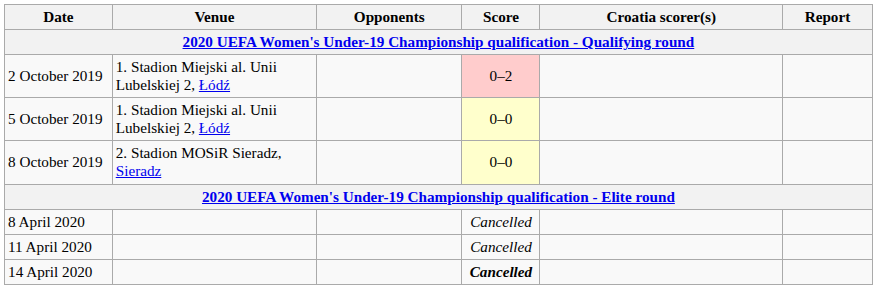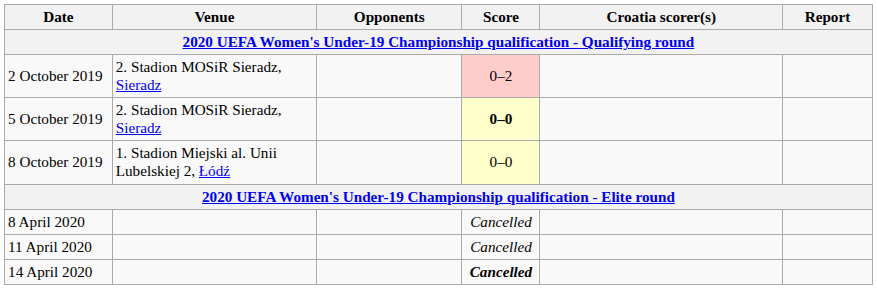(196, 76) 1. Stadion Miejski al. Unii Lubelskiej 2, Łódź -> (199, 76) 2. Stadion MOSiR Sieradz, Sieradz
(196, 119) 1. Stadion Miejski al. Unii Lubelskiej 2, Łódź -> (199, 119) 2. Stadion MOSiR Sieradz, Sieradz
(501, 119) normal -> (501, 119) bold
(199, 162) 2. Stadion MOSiR Sieradz, Sieradz -> (196, 162) 1. Stadion Miejski al. Unii Lubelskiej 2, Łódź
